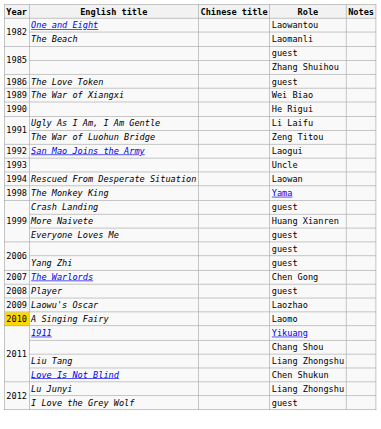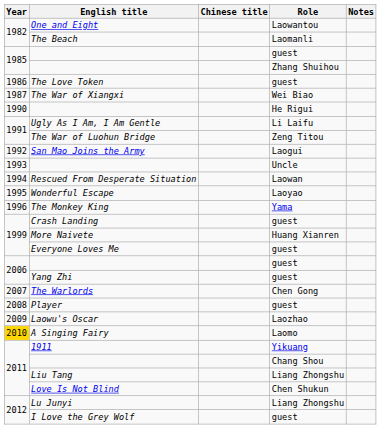(17, 95) 1989 -> (17, 95) 1987
+ row: (72, 193)
(17, 193) 1998 -> (17, 207) 1996
